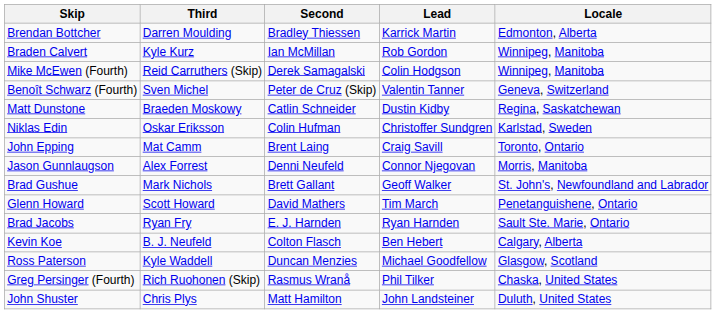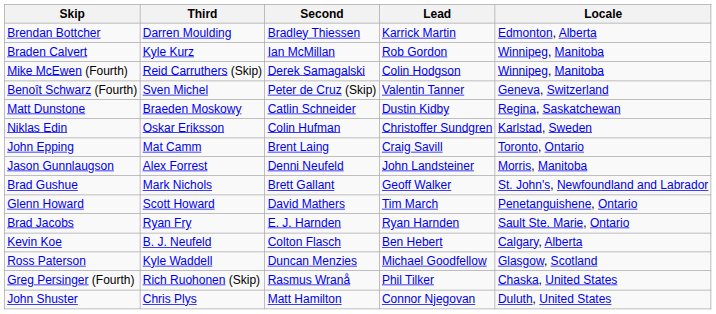(429, 166) Connor Njegovan -> (428, 166) John Landsteiner
(428, 299) John Landsteiner -> (429, 299) Connor Njegovan
